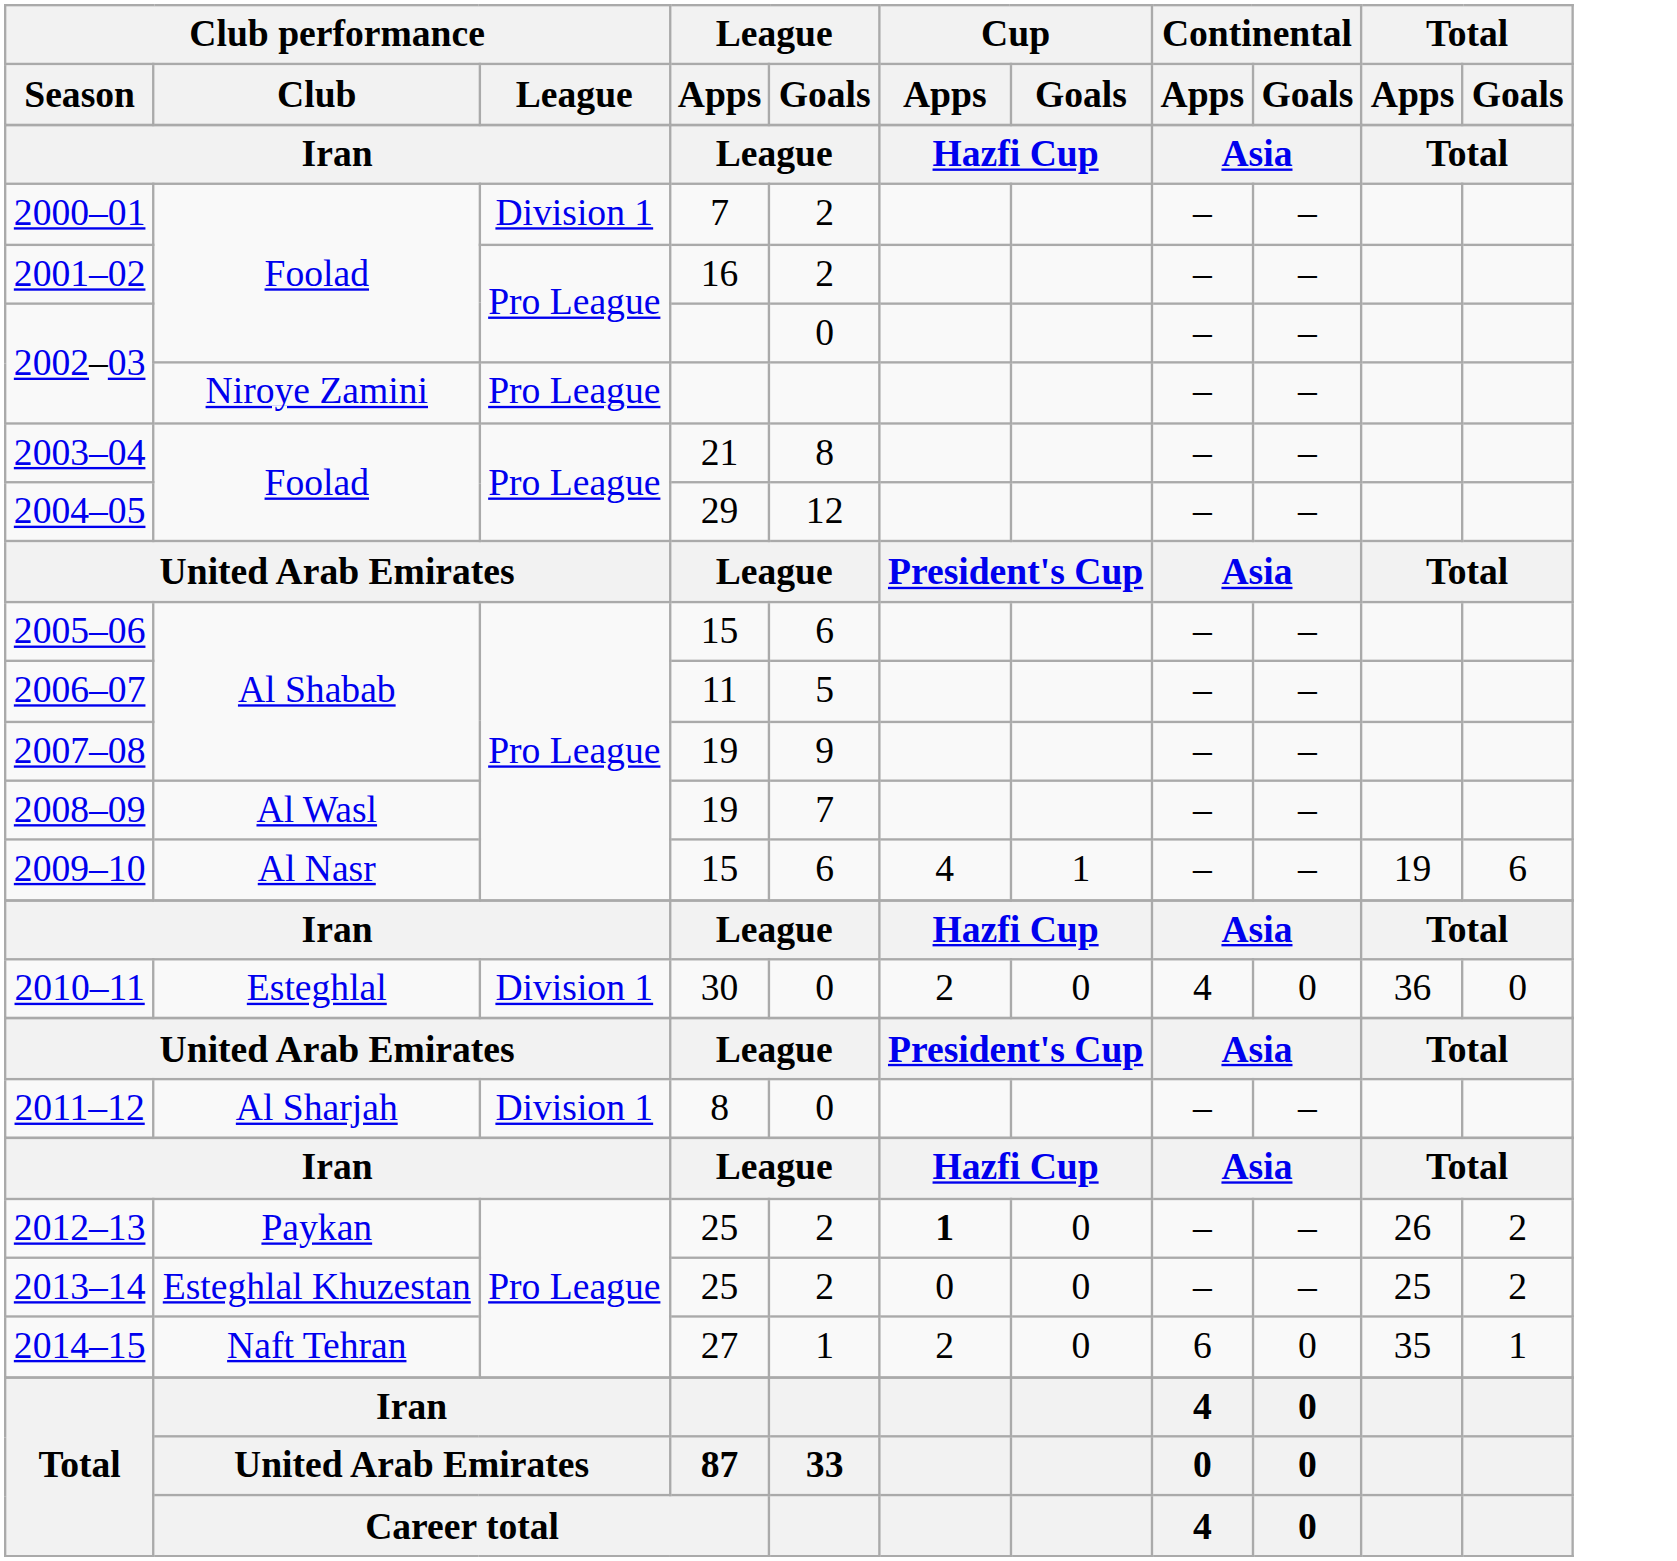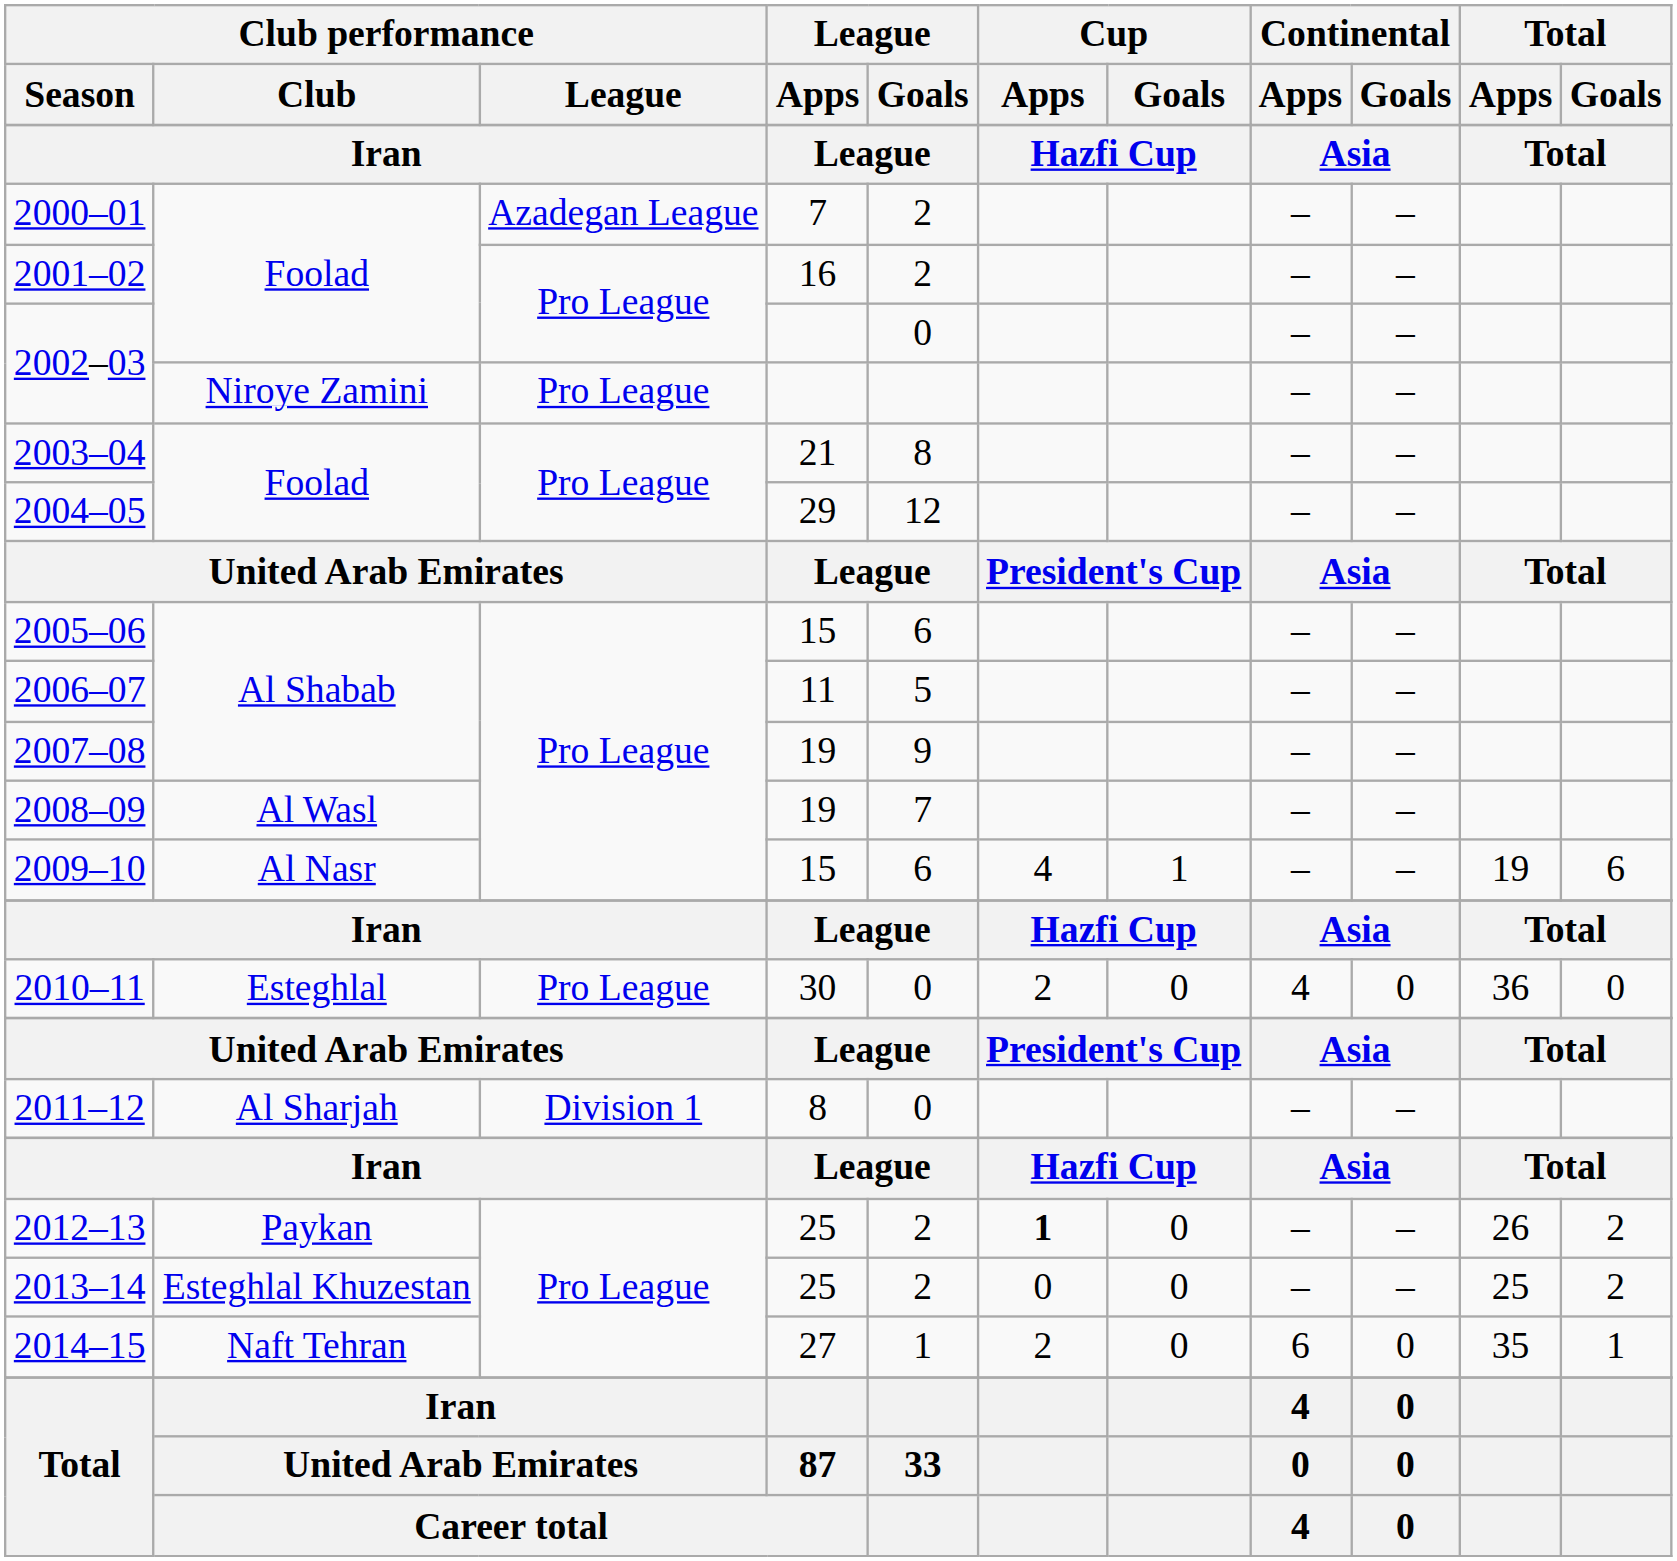(574, 213) Division 1 -> (623, 213) Azadegan League
(574, 988) Division 1 -> (623, 988) Pro League
